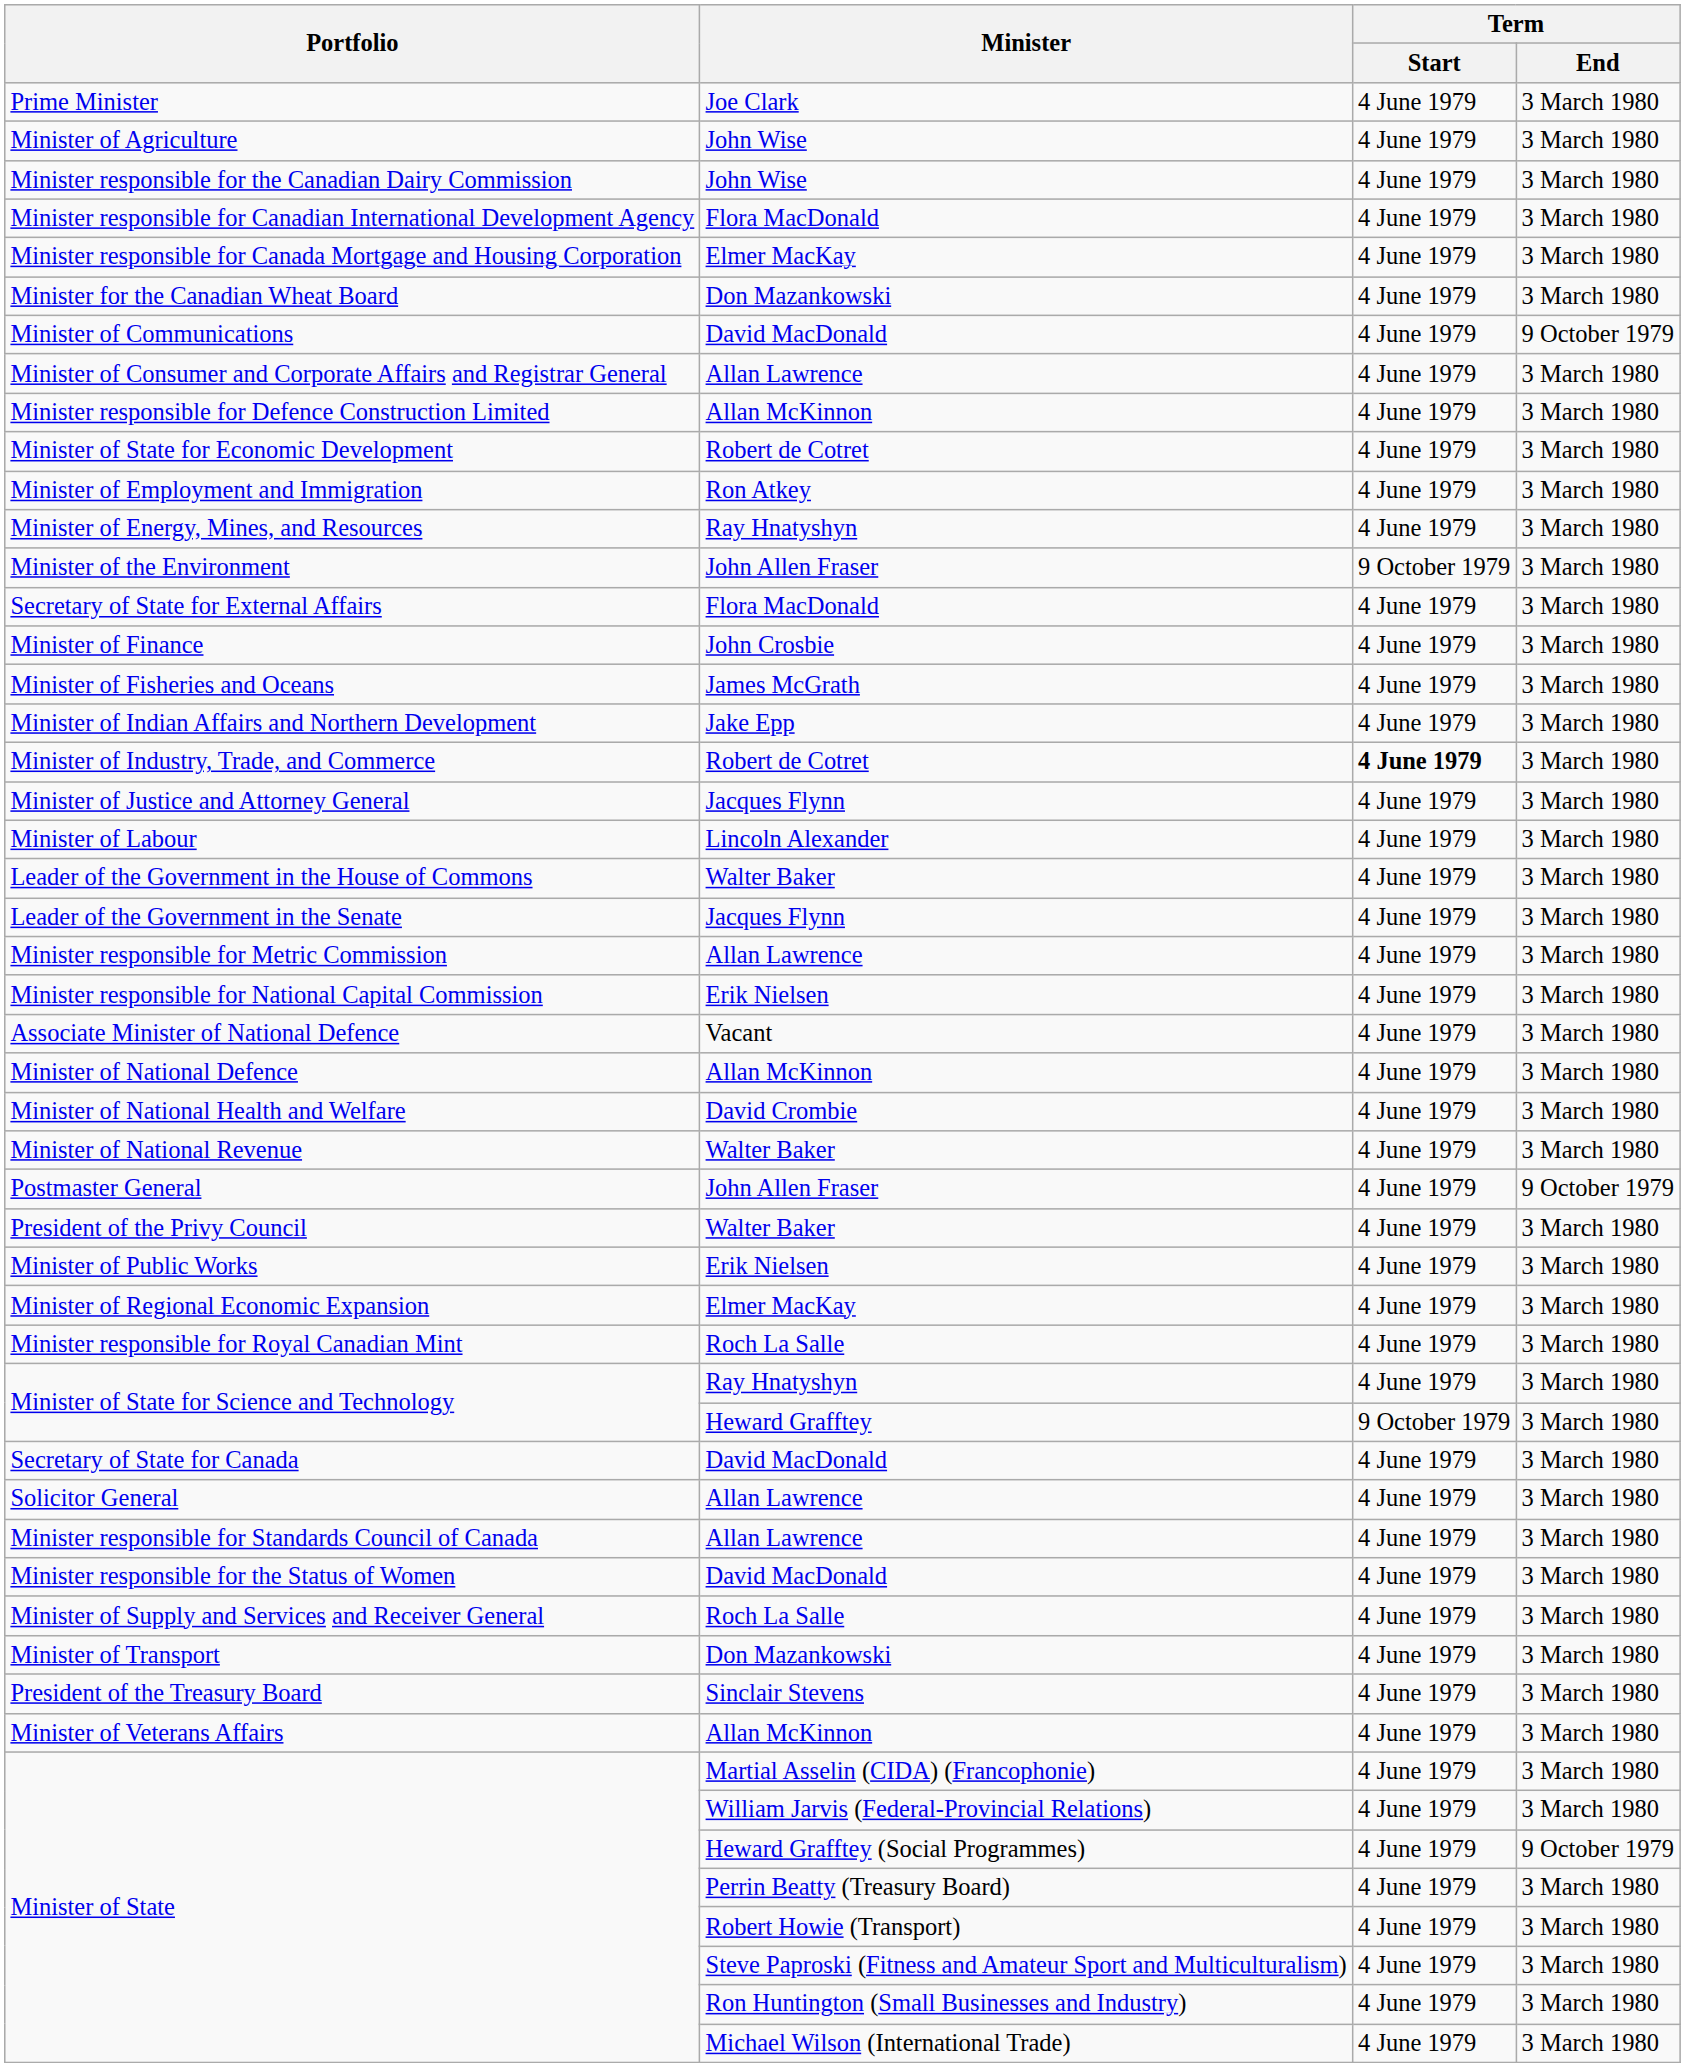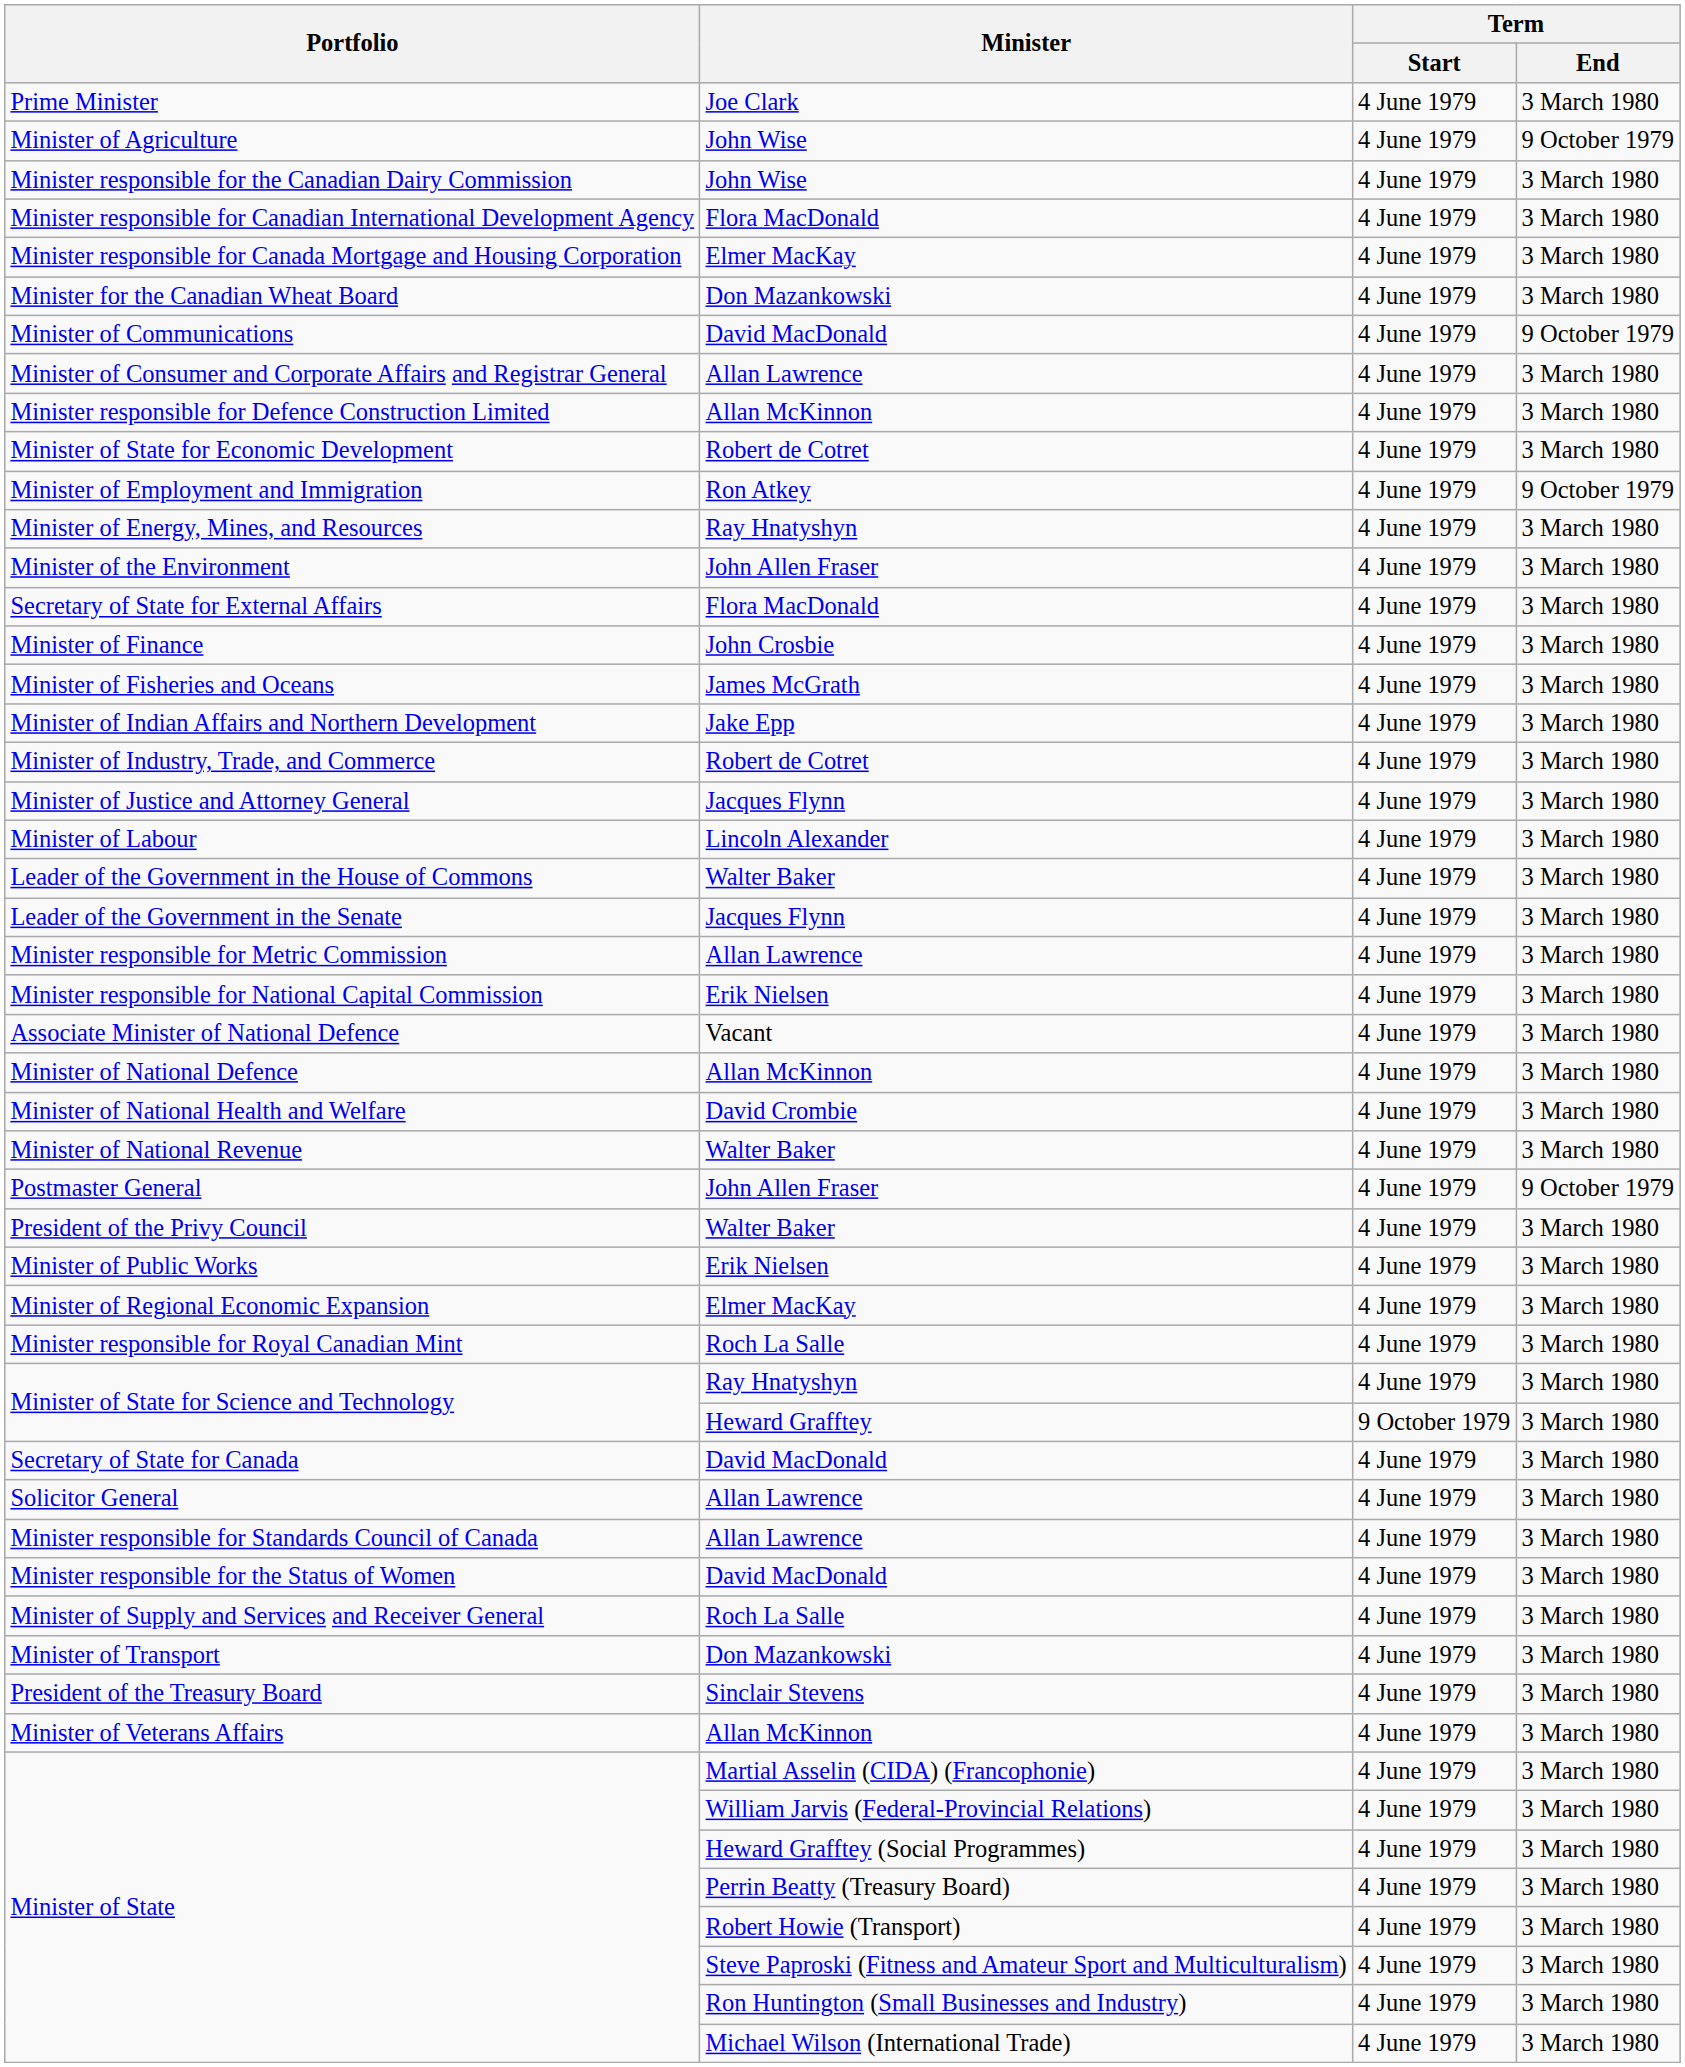(1590, 140) 3 March 1980 -> (1598, 140) 9 October 1979
(1590, 489) 3 March 1980 -> (1598, 489) 9 October 1979
(1434, 567) 9 October 1979 -> (1417, 567) 4 June 1979
(1420, 761) bold -> (1417, 761) normal
(1598, 1848) 9 October 1979 -> (1590, 1848) 3 March 1980
